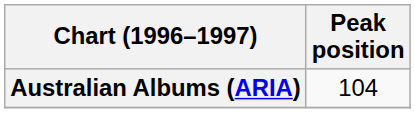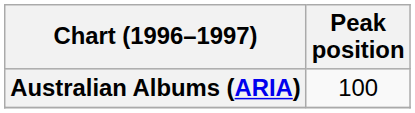(358, 88) 104 -> (358, 88) 100
